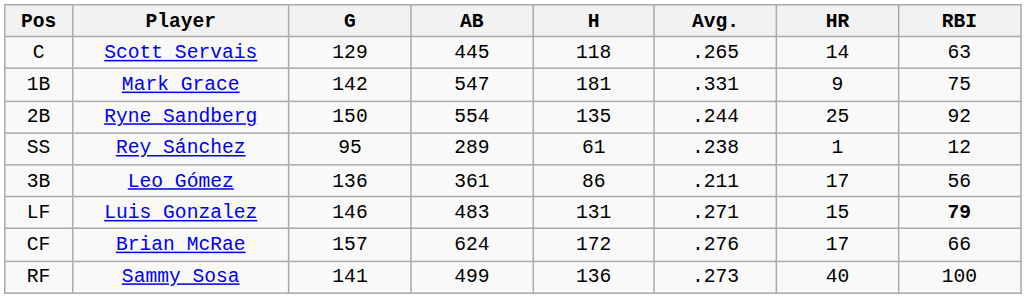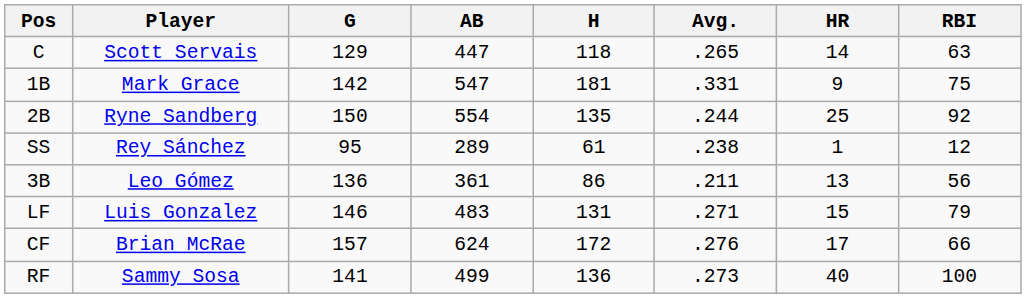(472, 53) 445 -> (472, 53) 447
(837, 181) 17 -> (837, 181) 13
(959, 213) bold -> (959, 213) normal
